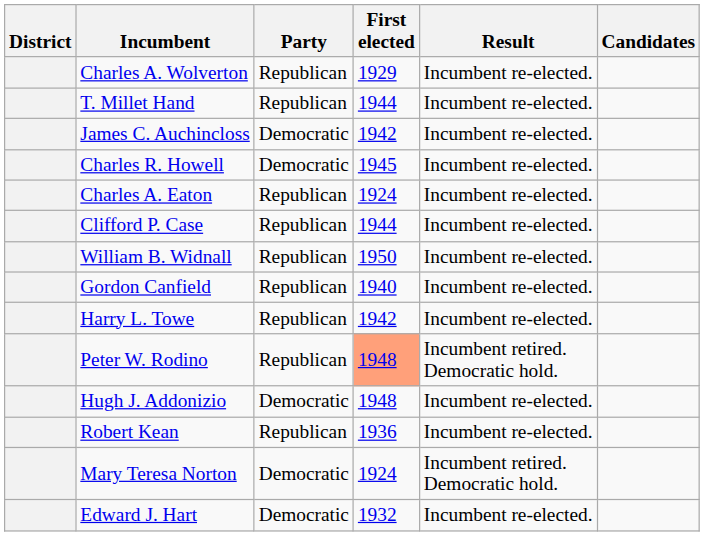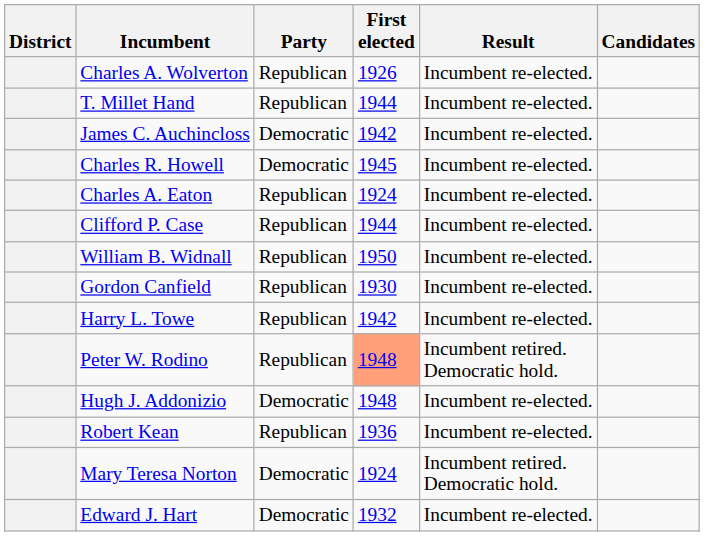(377, 72) 1929 -> (377, 72) 1926
(377, 287) 1940 -> (377, 287) 1930
